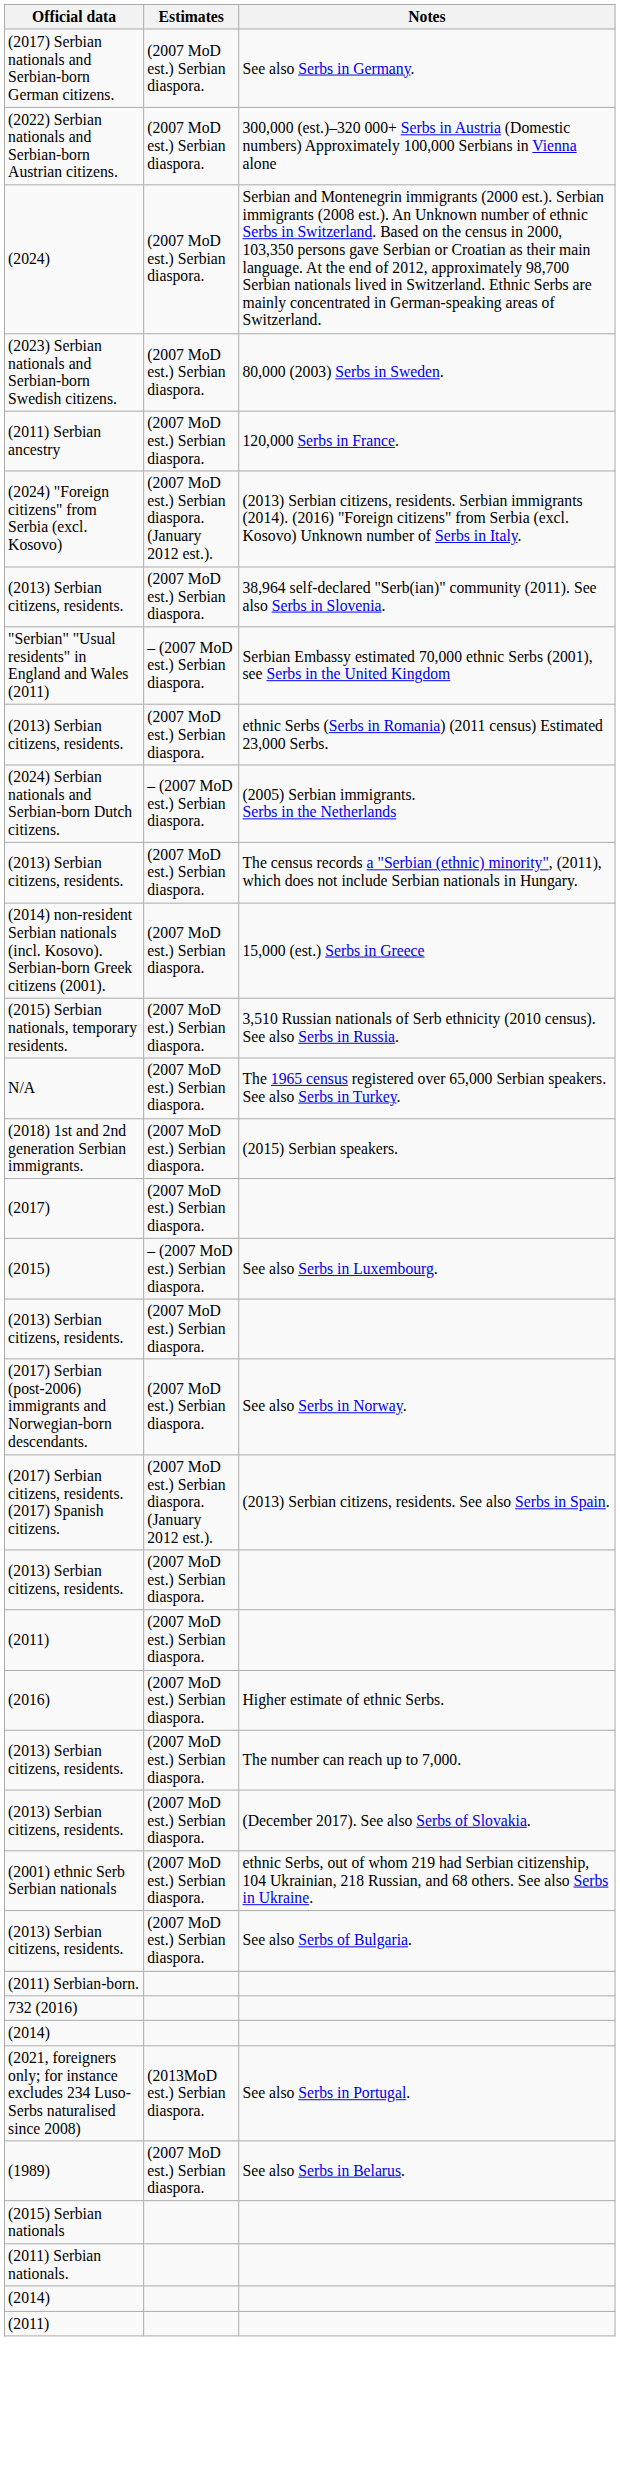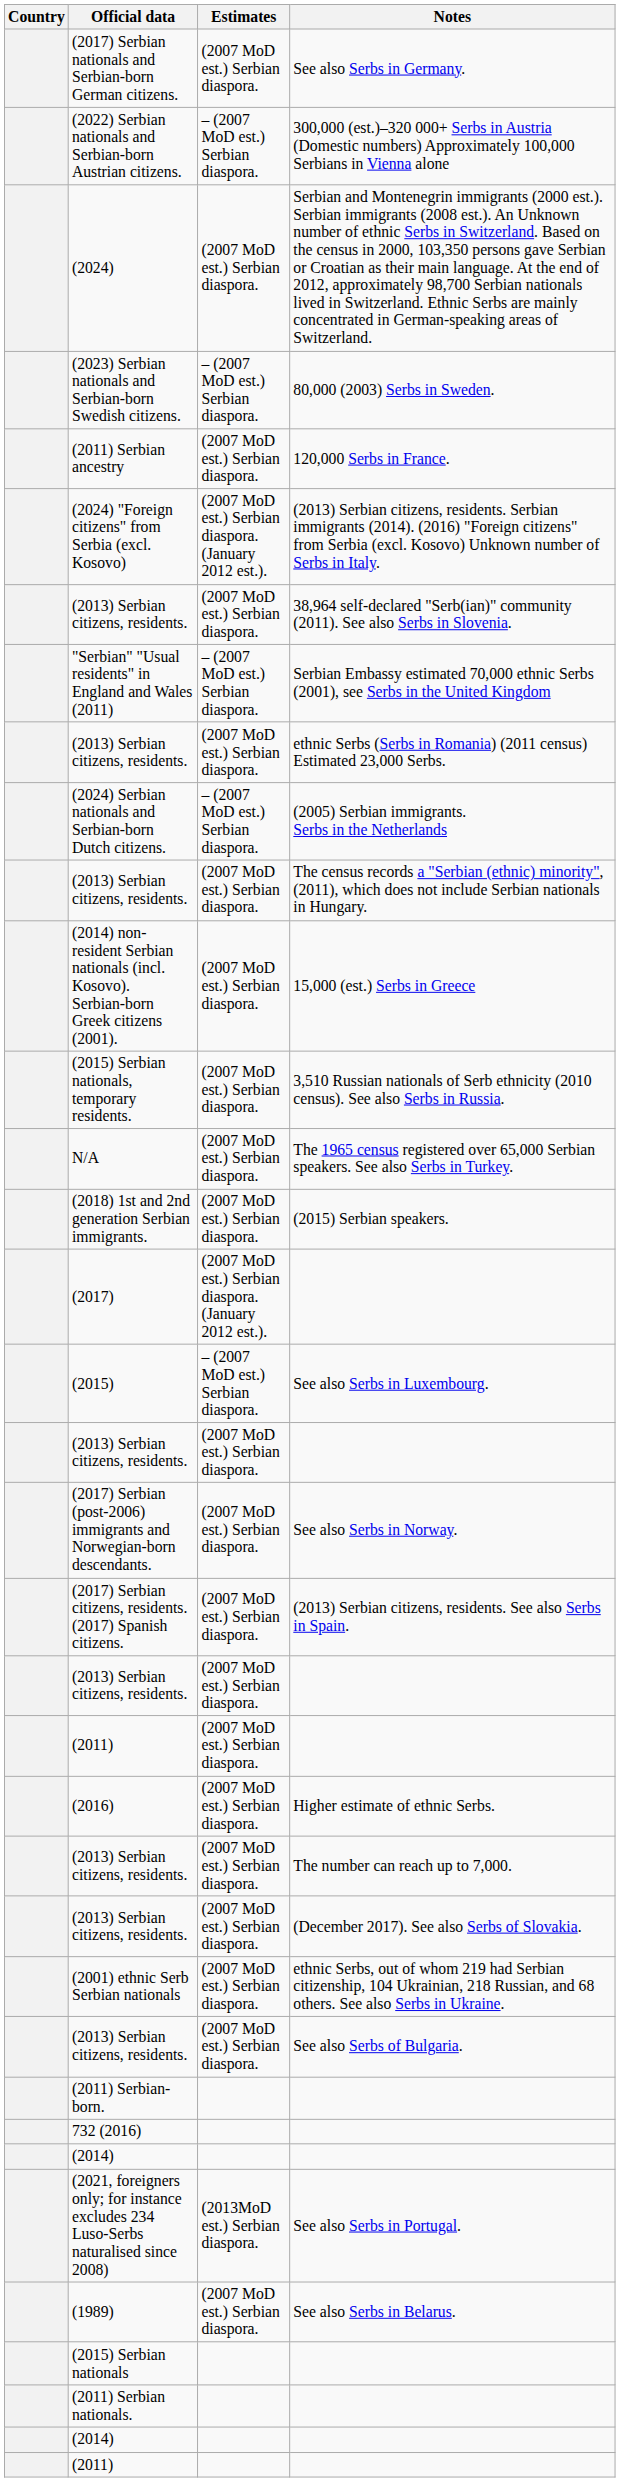+ column: (36, 16)
(186, 146) (2007 MoD est.) Serbian diaspora. -> (233, 146) – (2007 MoD est.) Serbian diaspora.
(186, 372) (2007 MoD est.) Serbian diaspora. -> (233, 389) – (2007 MoD est.) Serbian diaspora.
(186, 1208) (2007 MoD est.) Serbian diaspora. -> (241, 1296) (2007 MoD est.) Serbian diaspora. (January 2012 est.).
(186, 1502) (2007 MoD est.) Serbian diaspora. (January 2012 est.). -> (241, 1616) (2007 MoD est.) Serbian diaspora.
